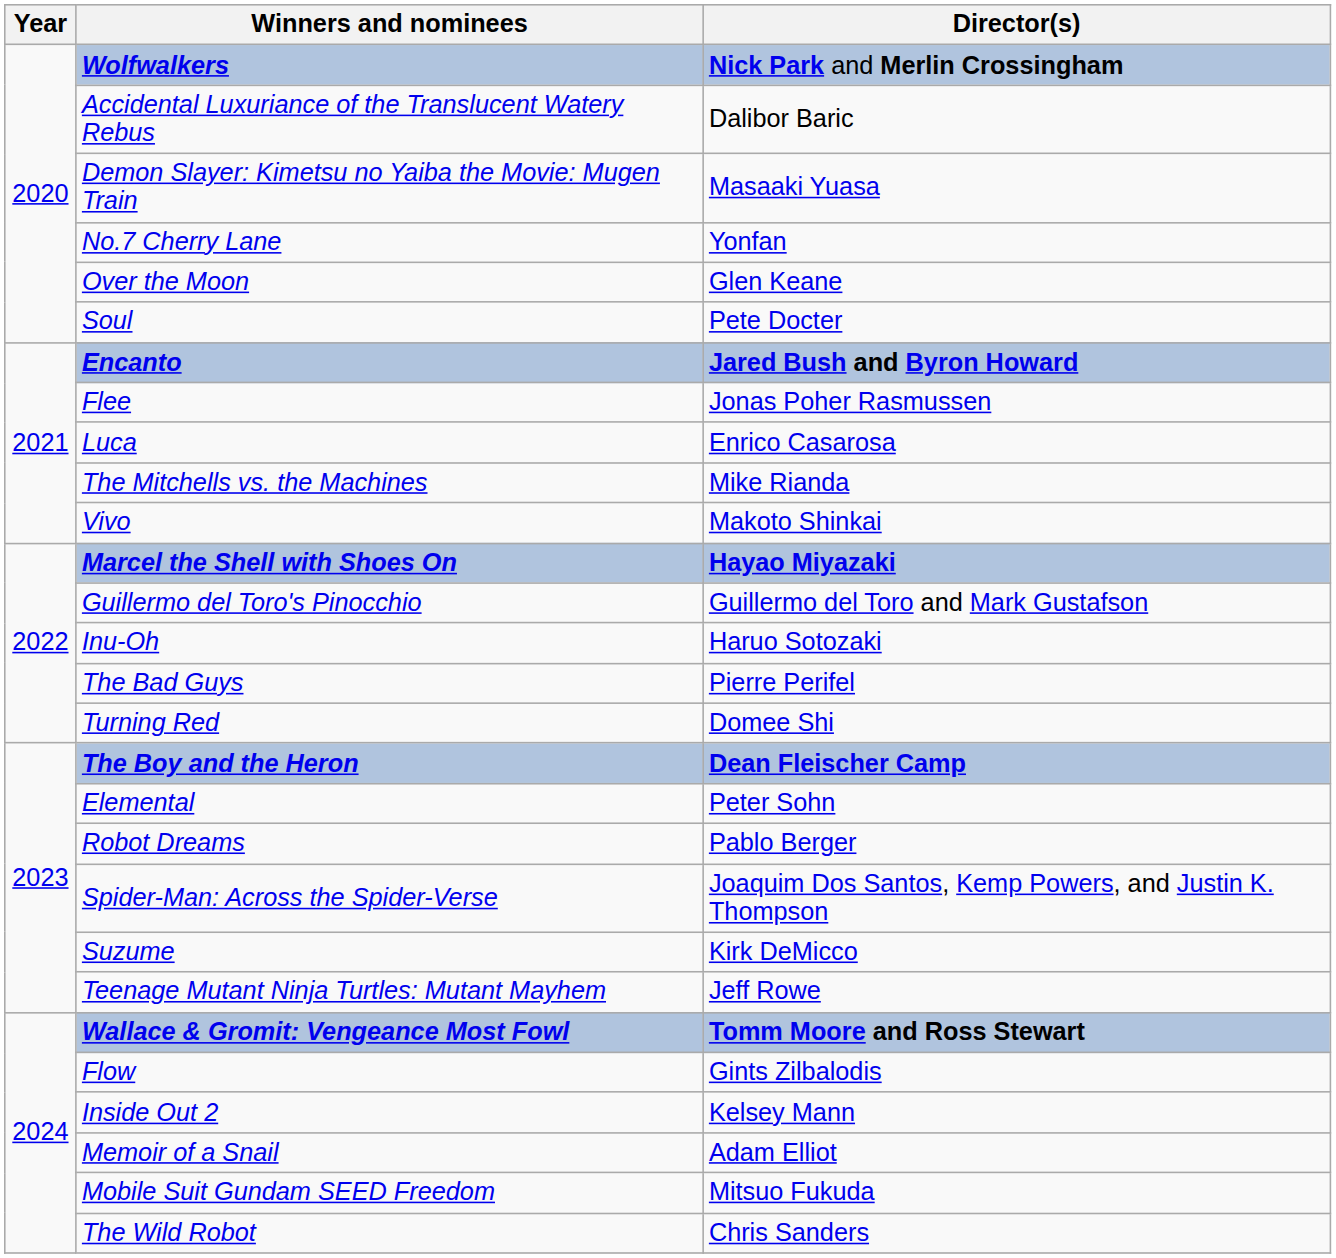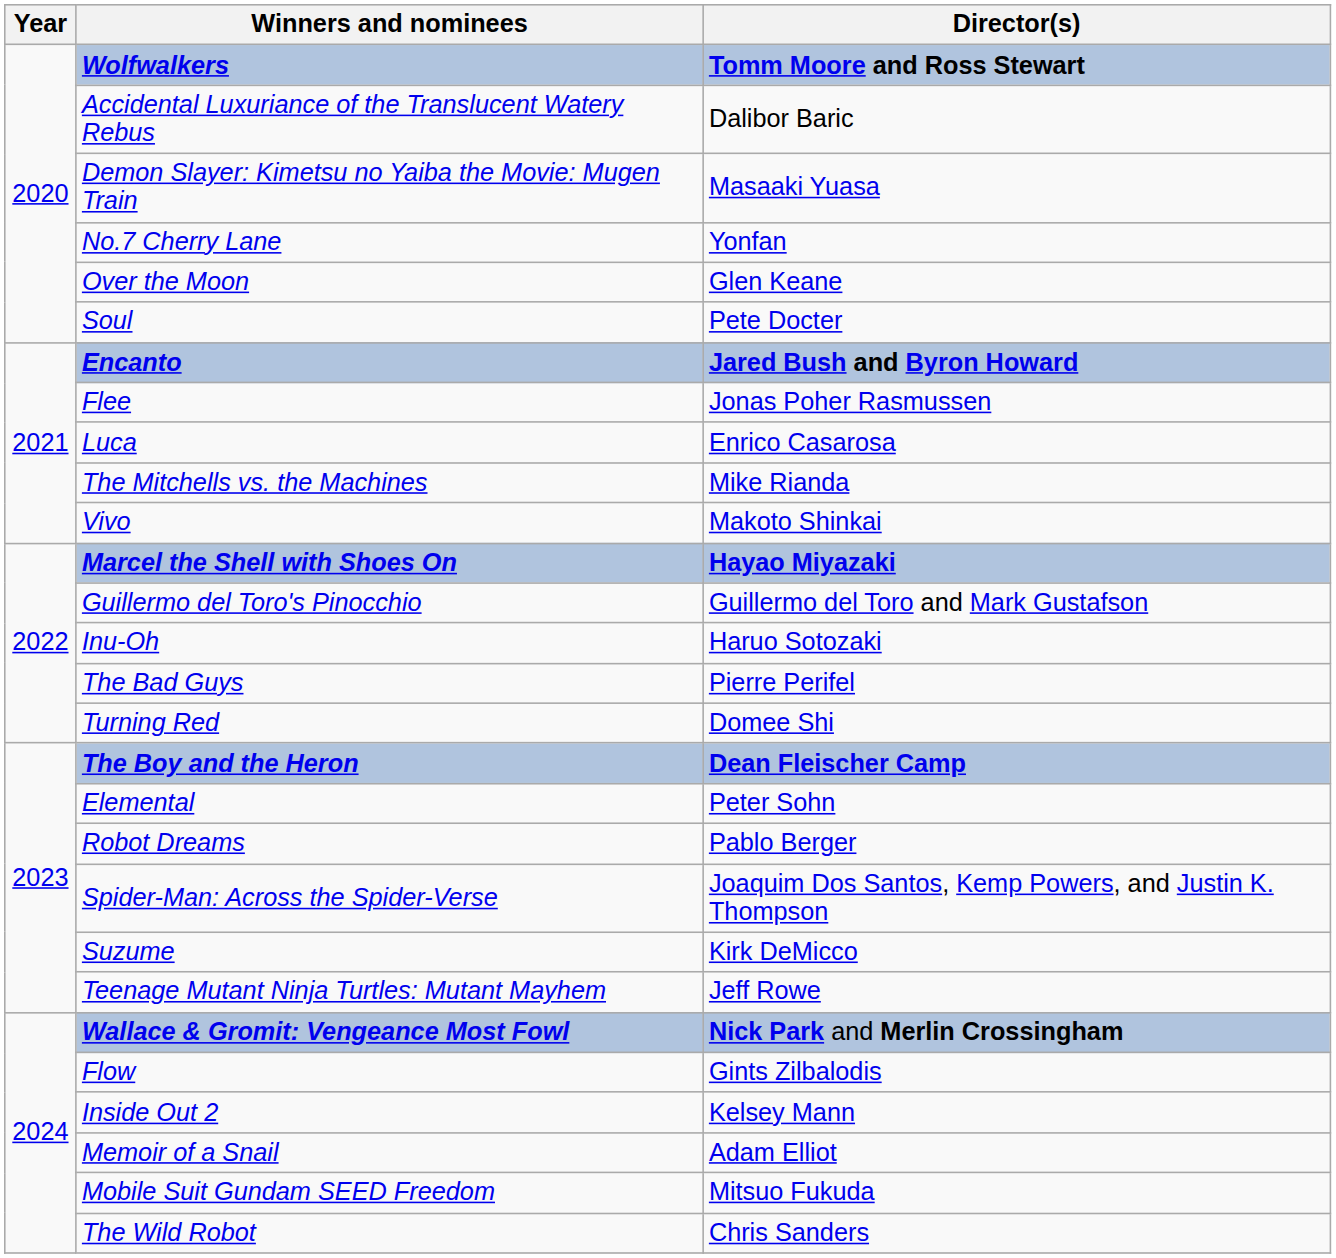(916, 64) Nick Park and Merlin Crossingham -> (897, 64) Tomm Moore and Ross Stewart
(897, 1031) Tomm Moore and Ross Stewart -> (916, 1031) Nick Park and Merlin Crossingham
